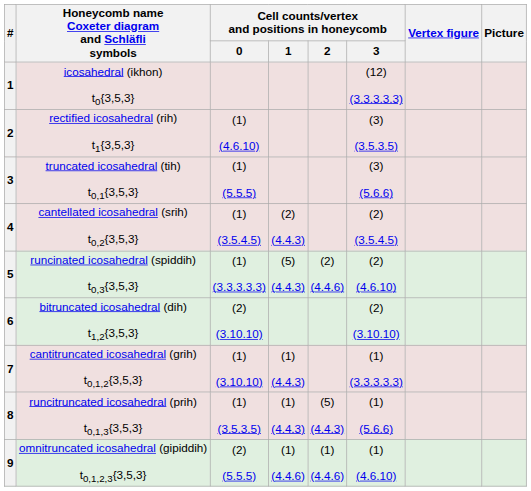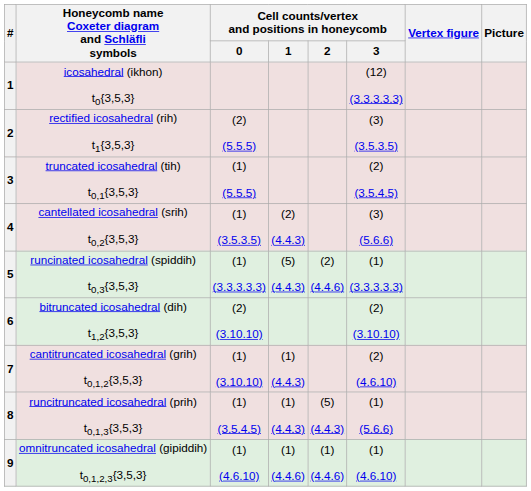(239, 133) (1) (4.6.10) -> (239, 133) (2) (5.5.5)
(376, 180) (3) (5.6.6) -> (376, 180) (2) (3.5.4.5)
(239, 227) (1) (3.5.4.5) -> (239, 227) (1) (3.5.3.5)
(376, 227) (2) (3.5.4.5) -> (376, 227) (3) (5.6.6)
(376, 274) (2) (4.6.10) -> (376, 274) (1) (3.3.3.3.3)
(376, 368) (1) (3.3.3.3.3) -> (376, 368) (2) (4.6.10)
(239, 415) (1) (3.5.3.5) -> (239, 415) (1) (3.5.4.5)
(239, 463) (2) (5.5.5) -> (239, 463) (1) (4.6.10)
